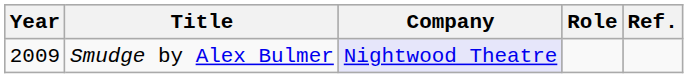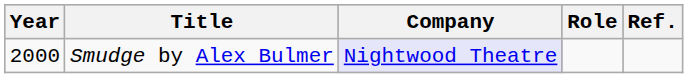(35, 56) 2009 -> (35, 56) 2000
